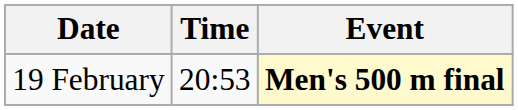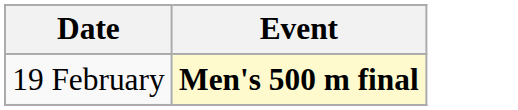- column: (215, 29)
